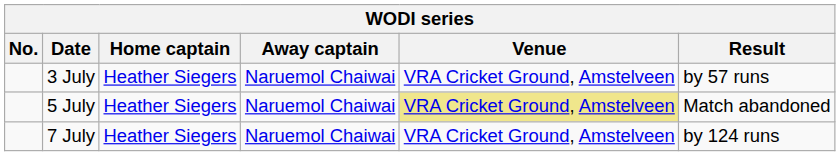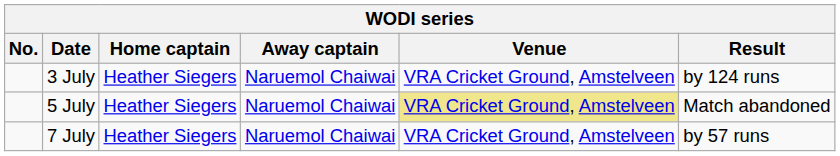(726, 77) by 57 runs -> (731, 77) by 124 runs
(731, 135) by 124 runs -> (726, 135) by 57 runs
